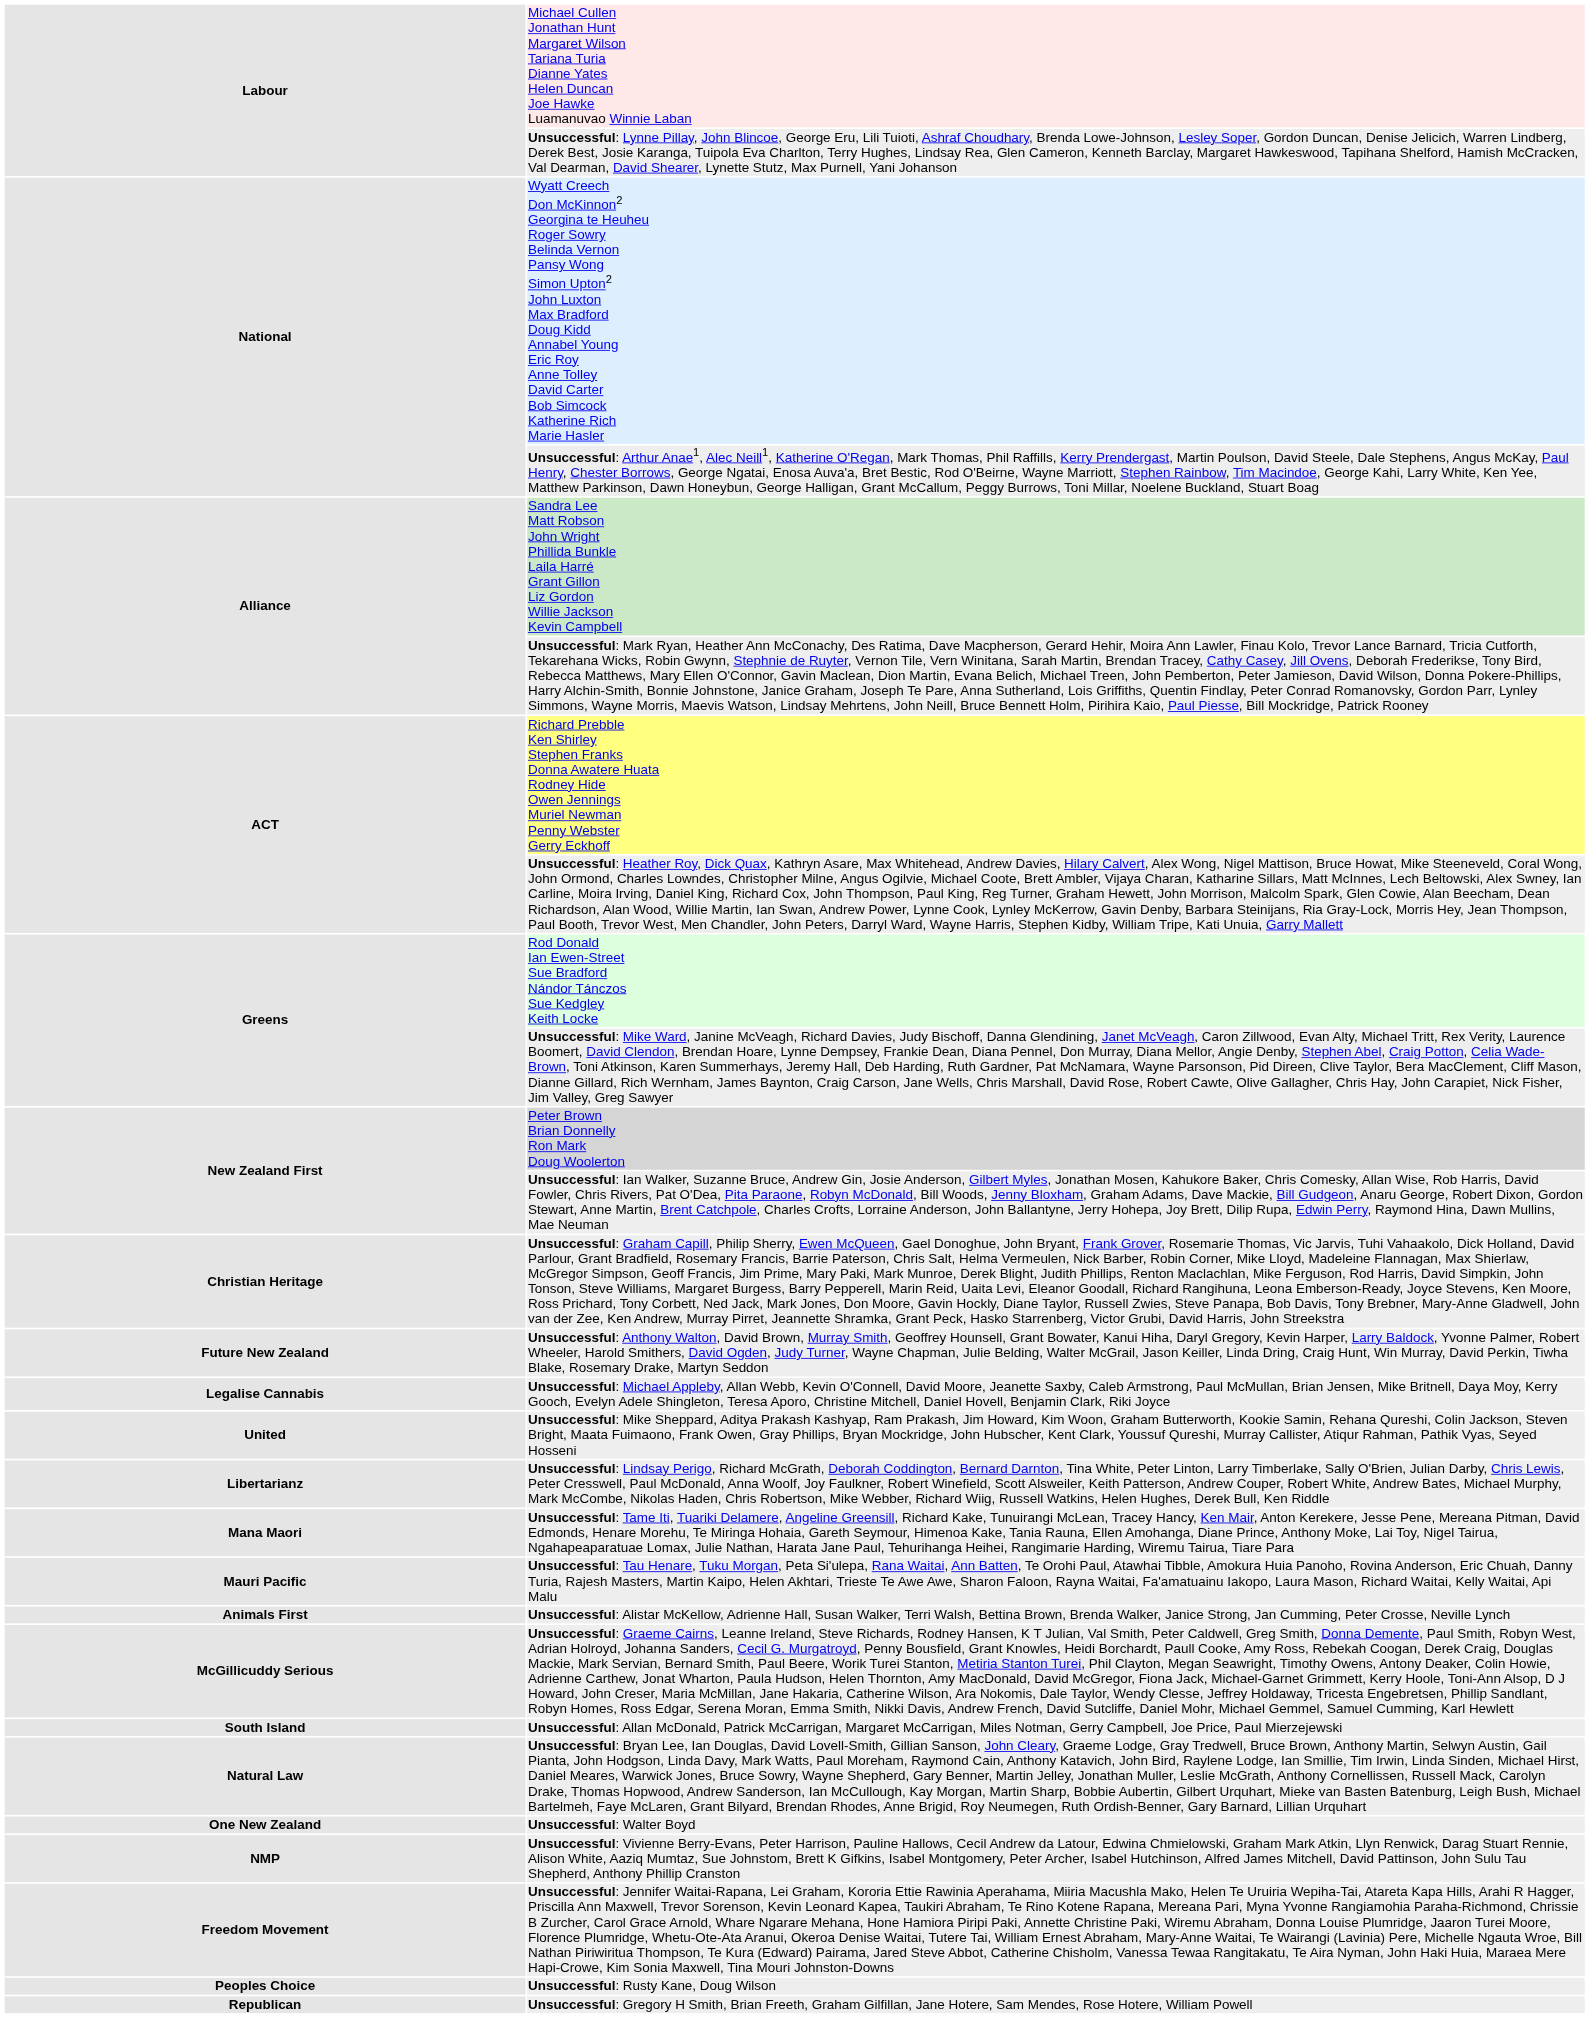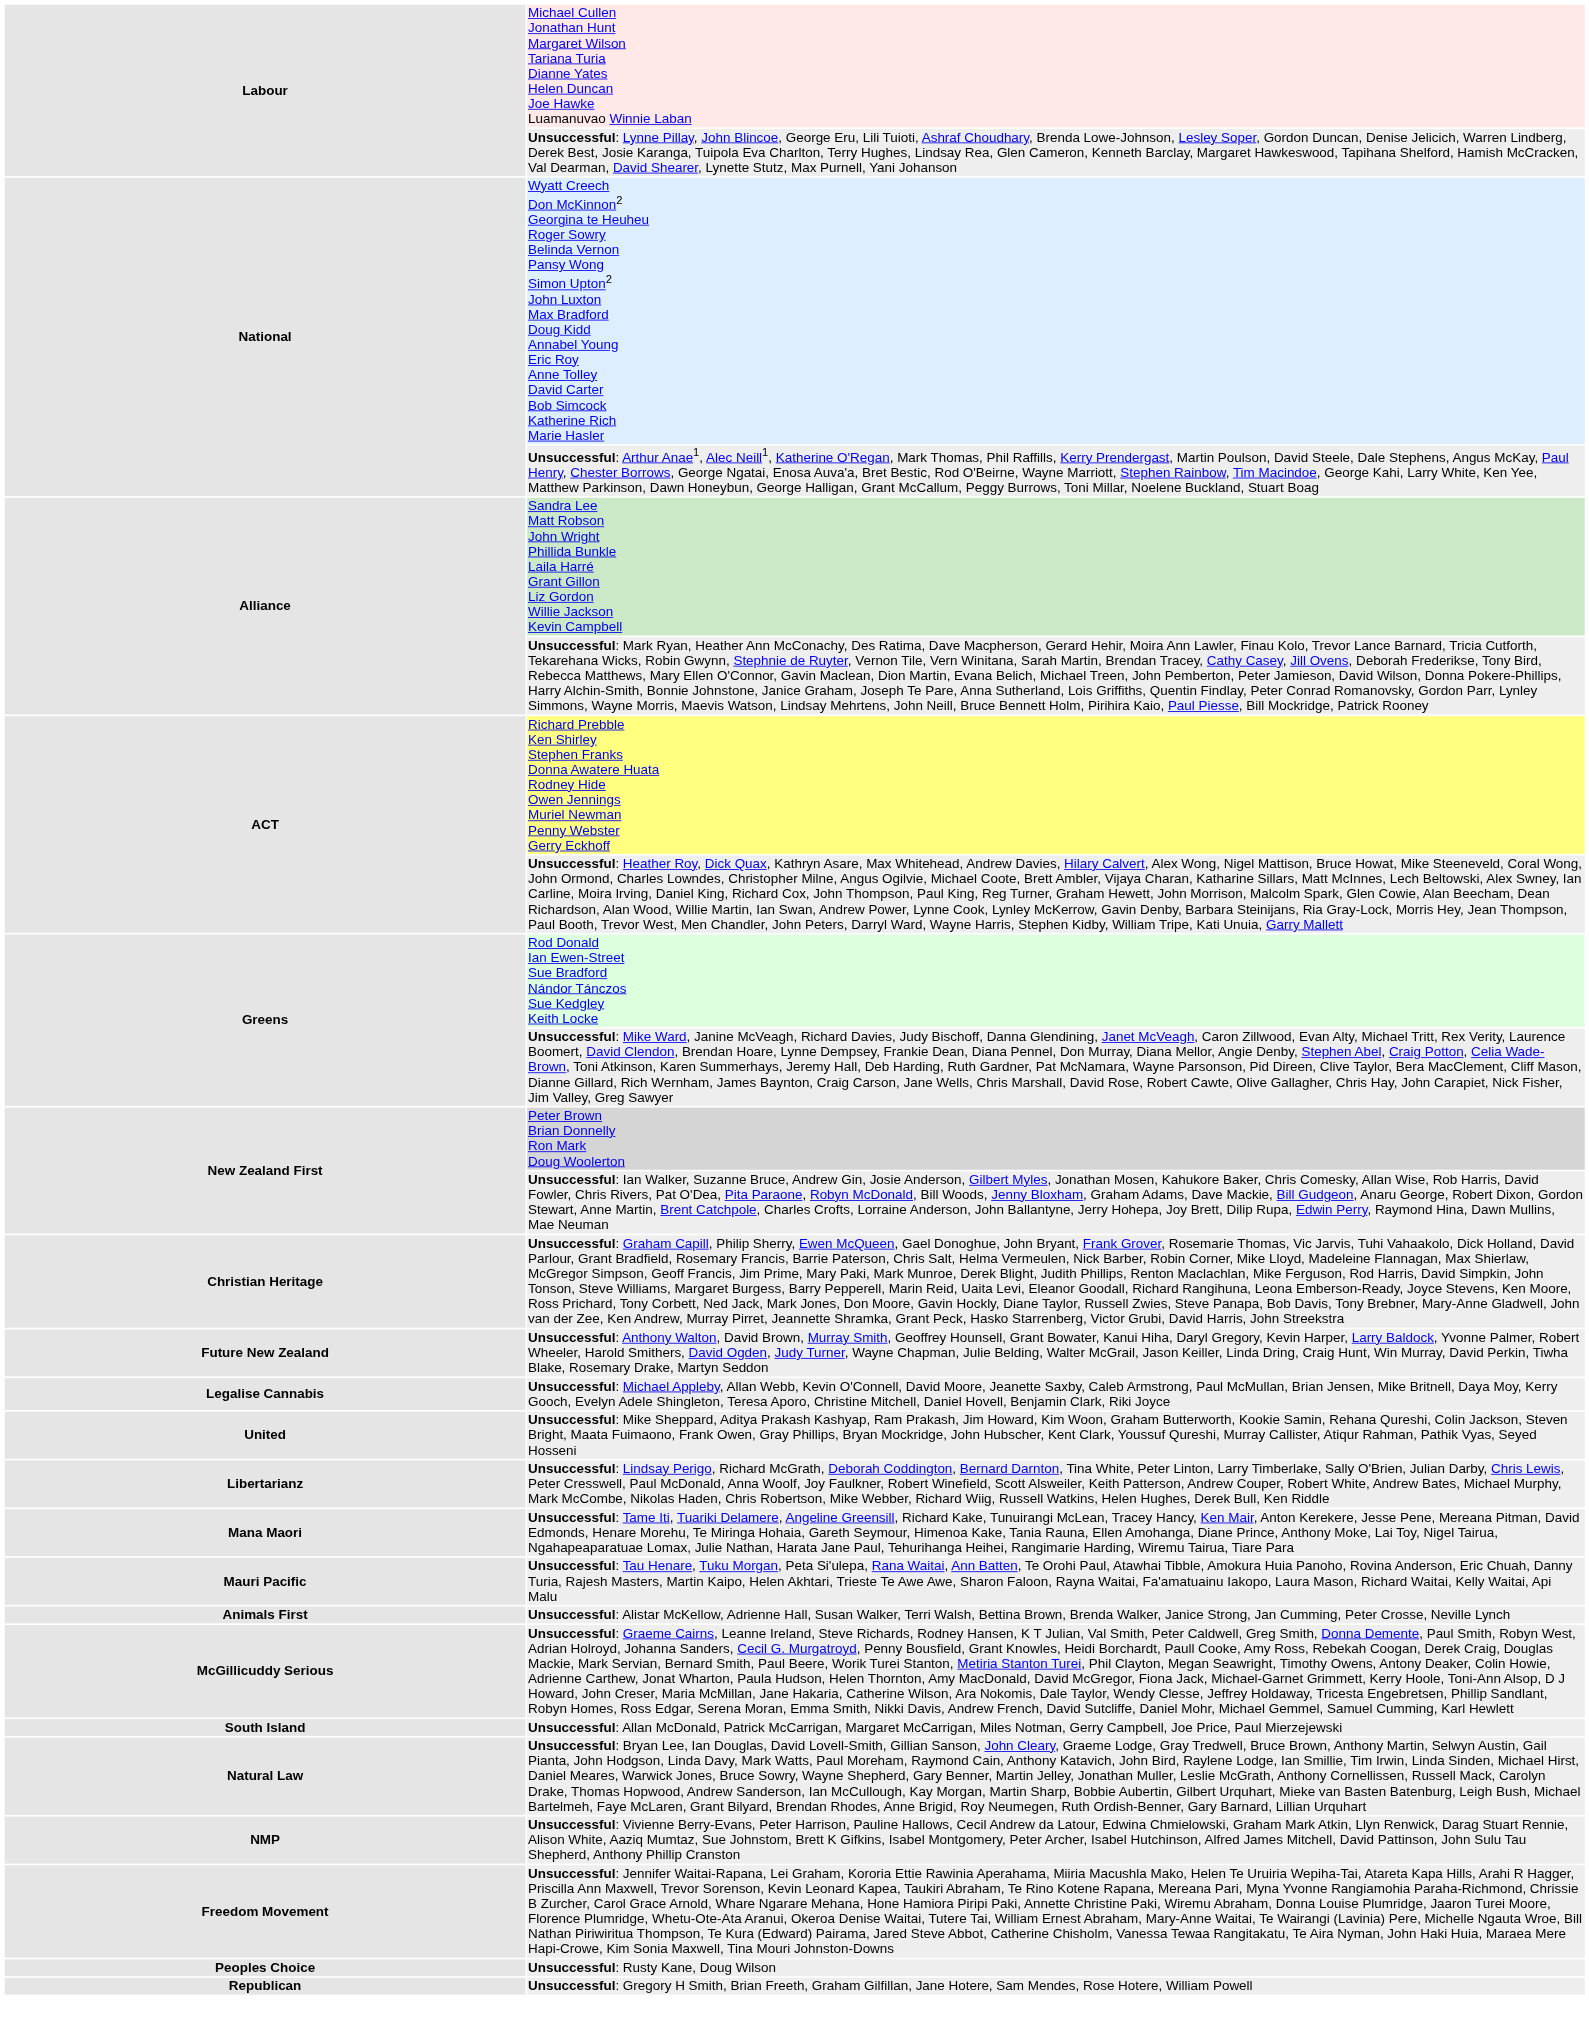- row: (612, 1825)
